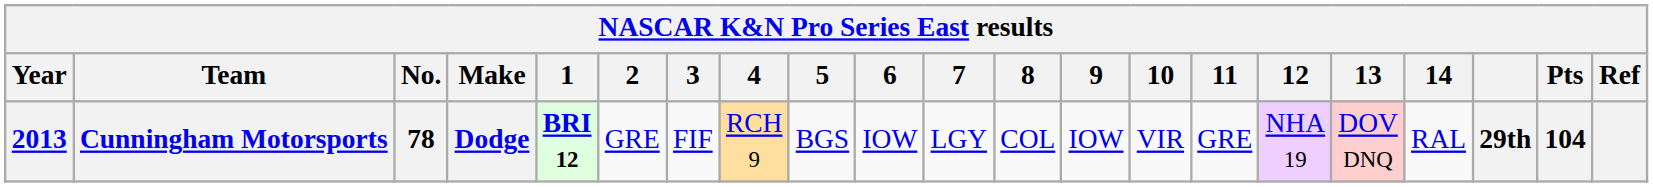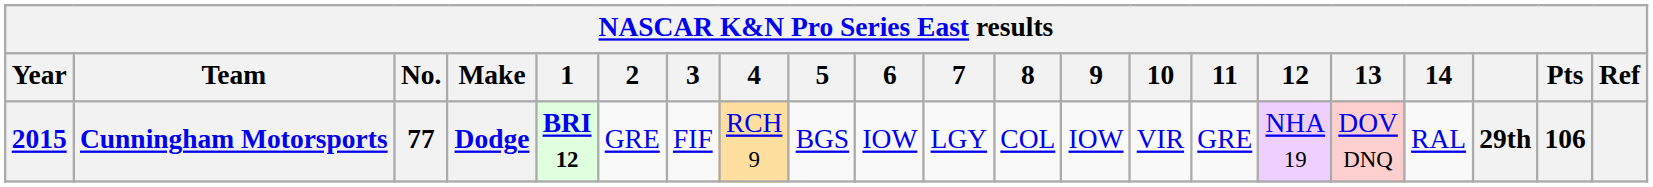(39, 140) 2013 -> (39, 140) 2015
(421, 140) 78 -> (421, 140) 77
(1565, 140) 104 -> (1565, 140) 106
